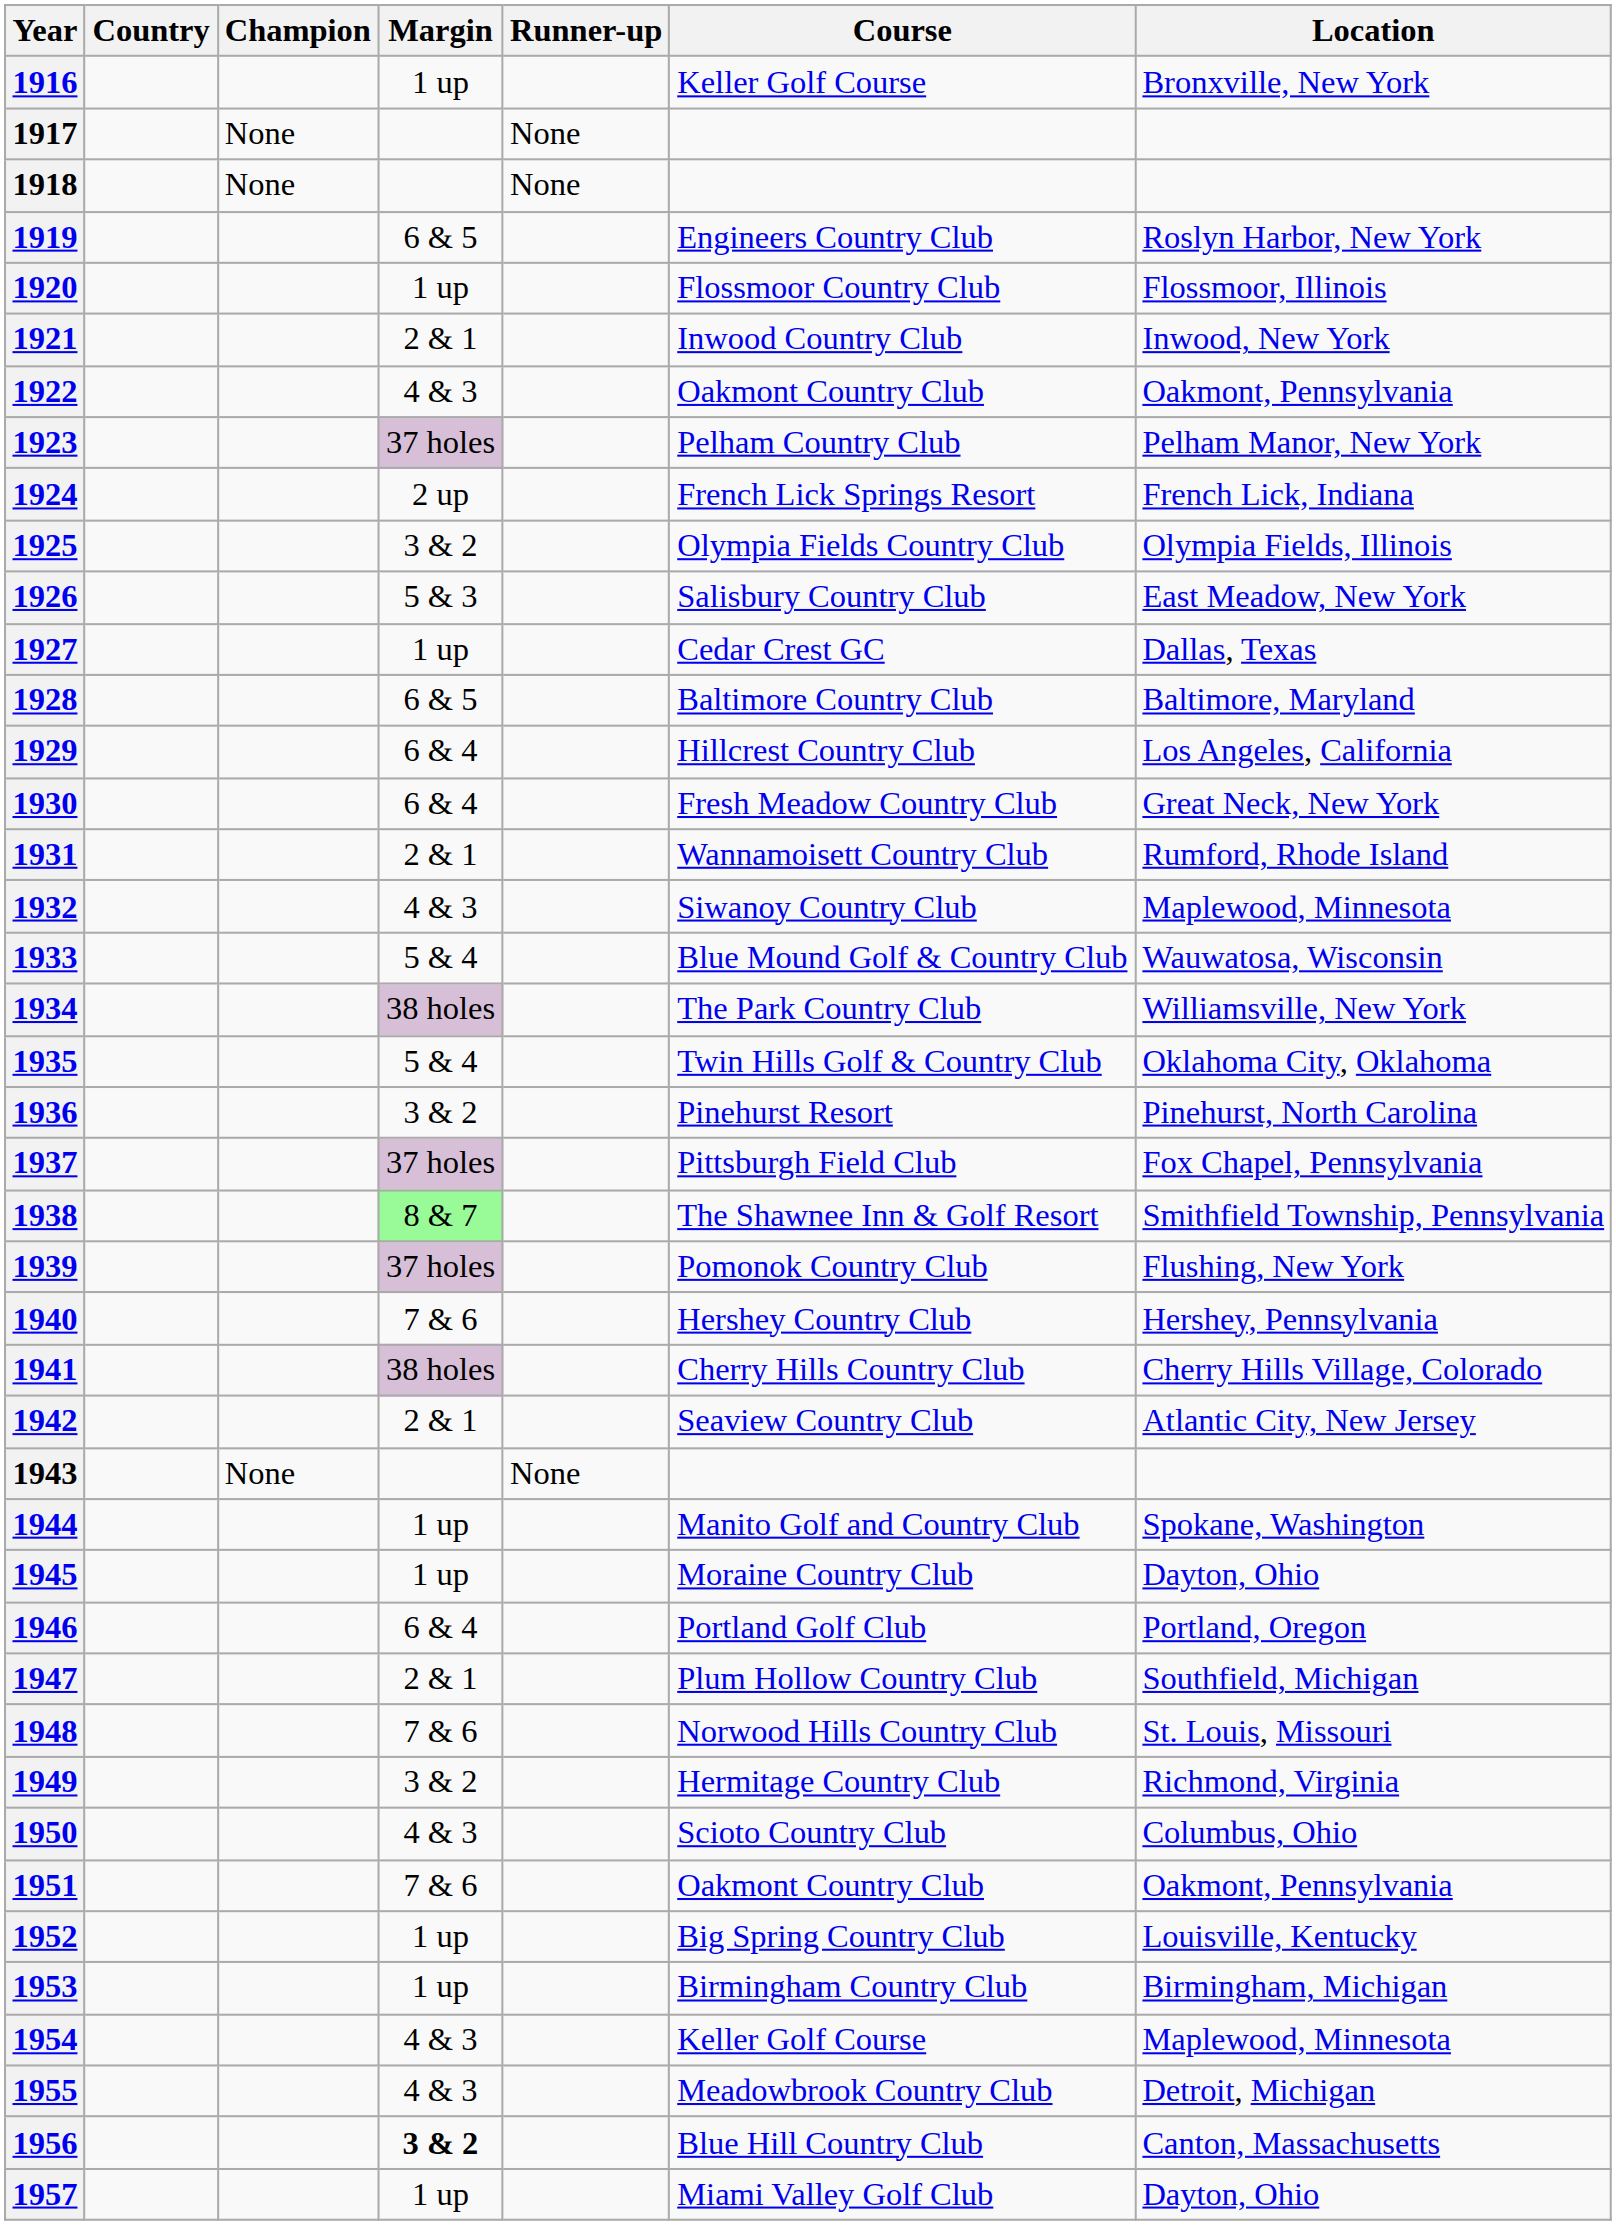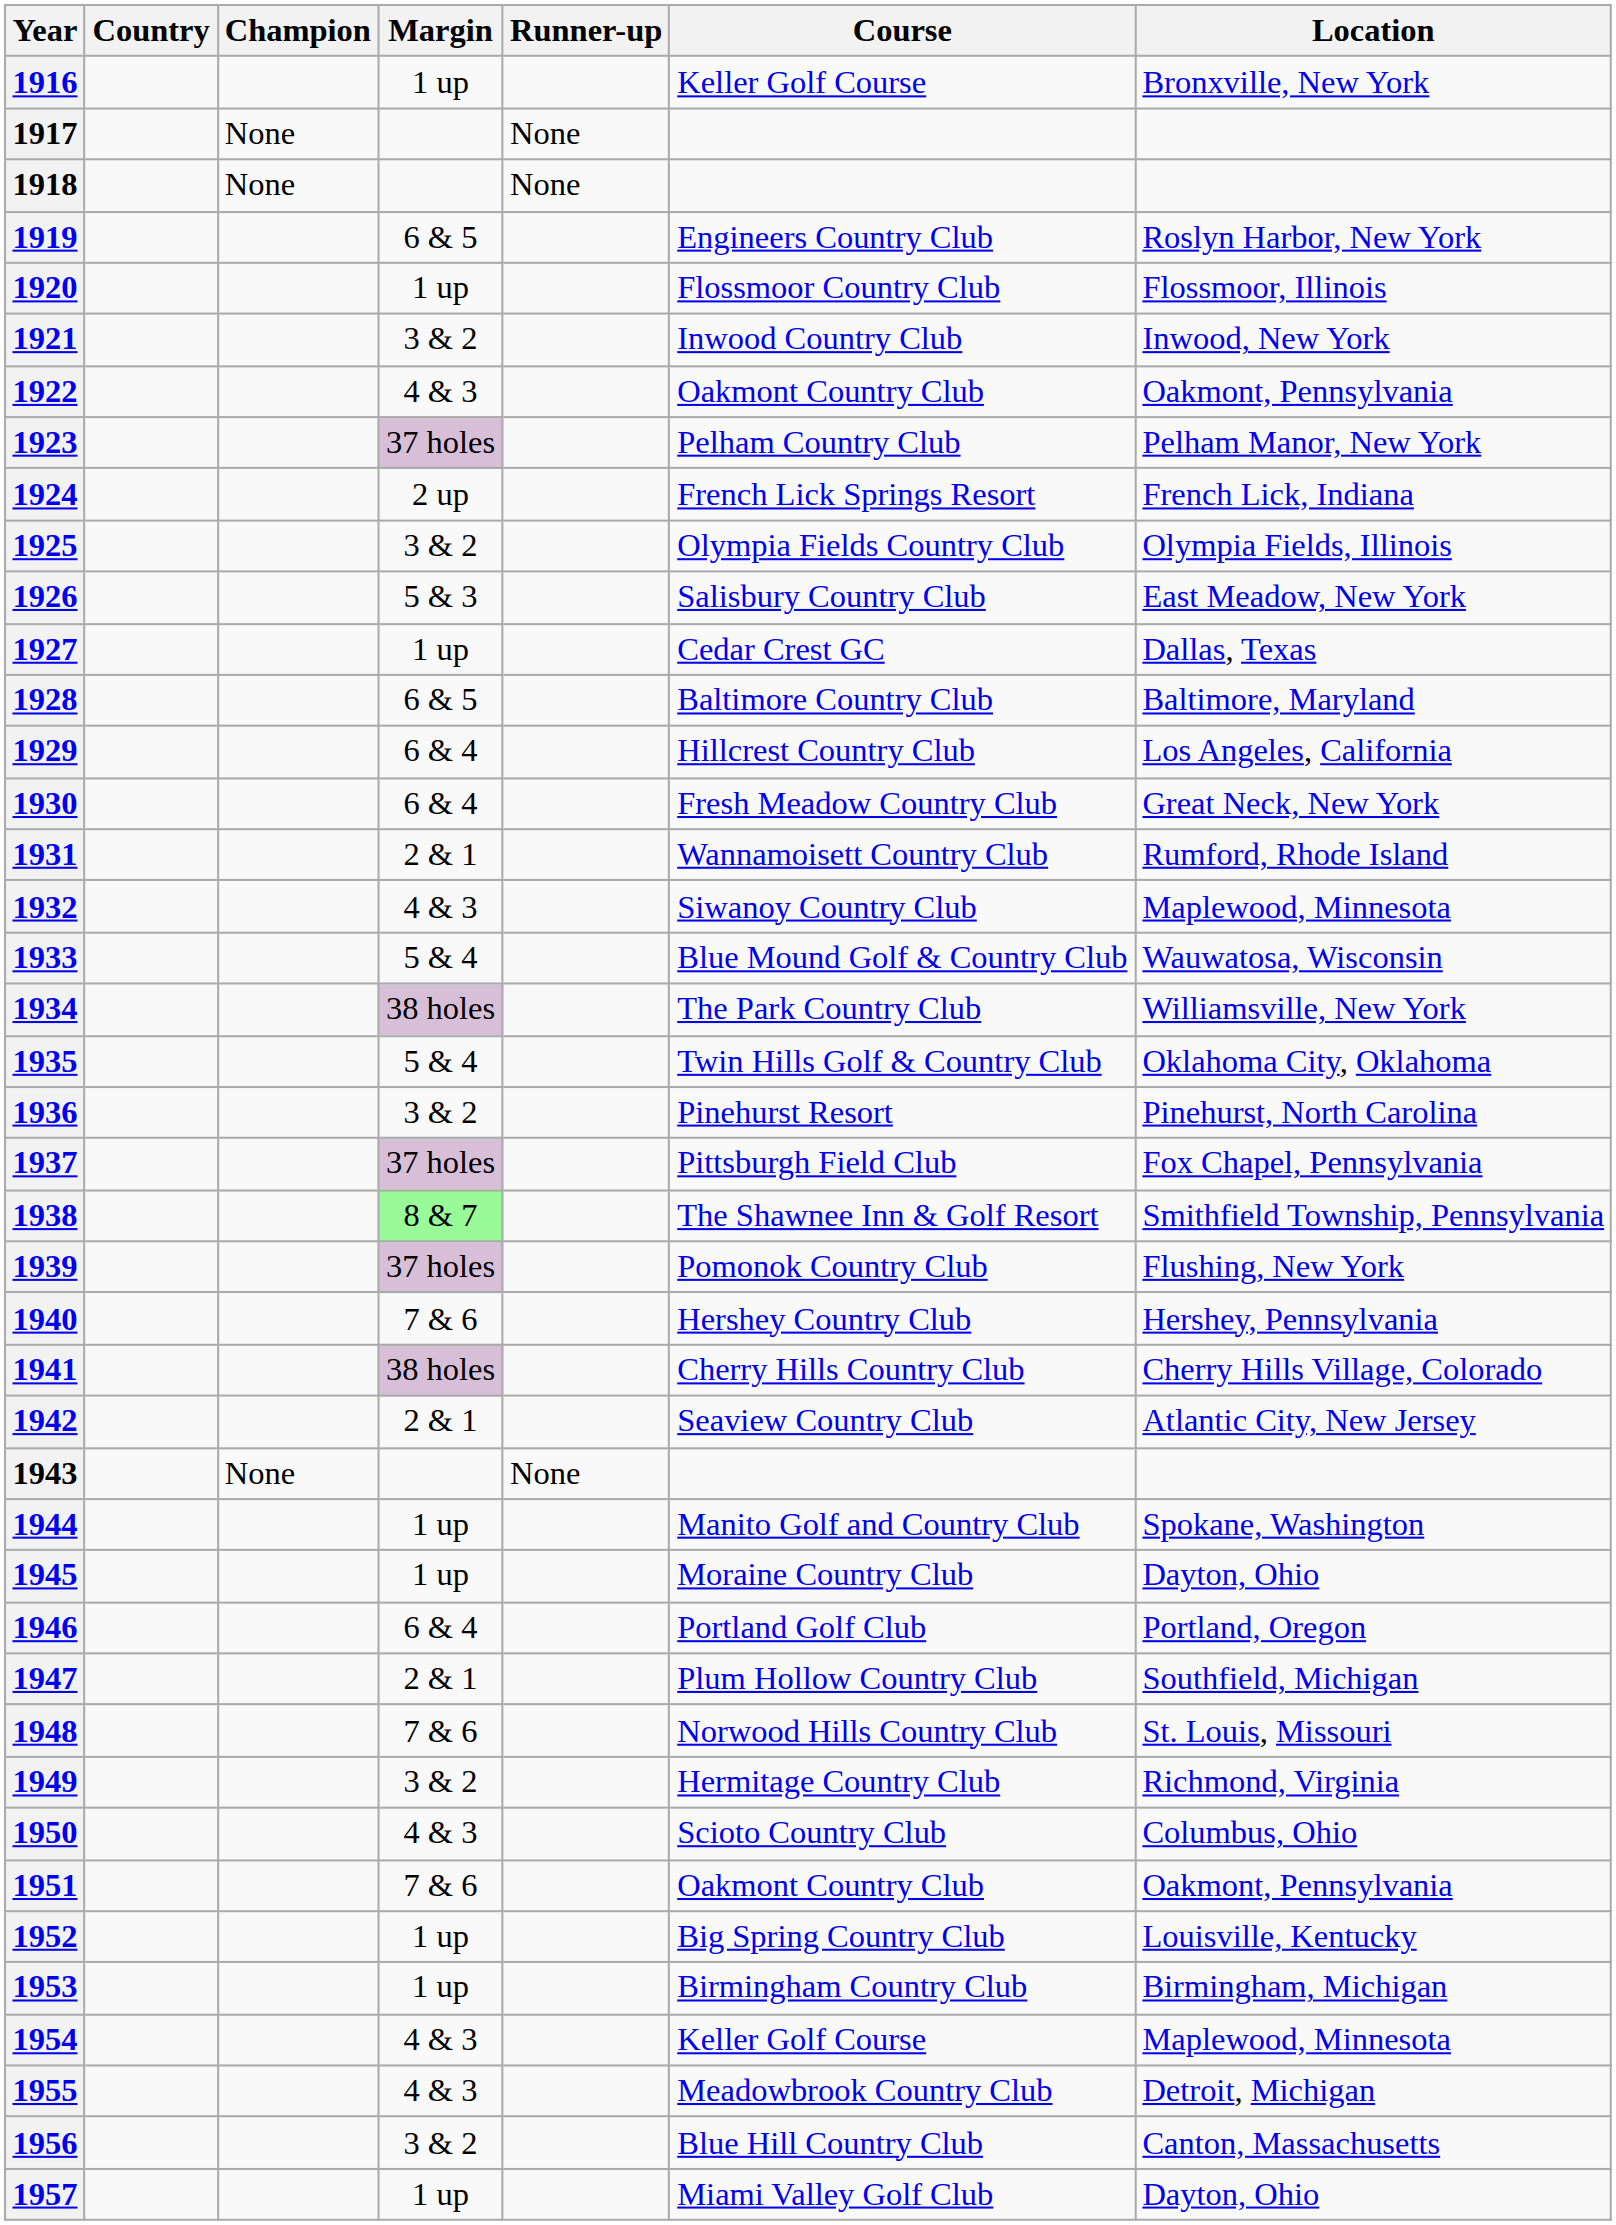(440, 339) 2 & 1 -> (440, 339) 3 & 2
(440, 2142) bold -> (440, 2142) normal
